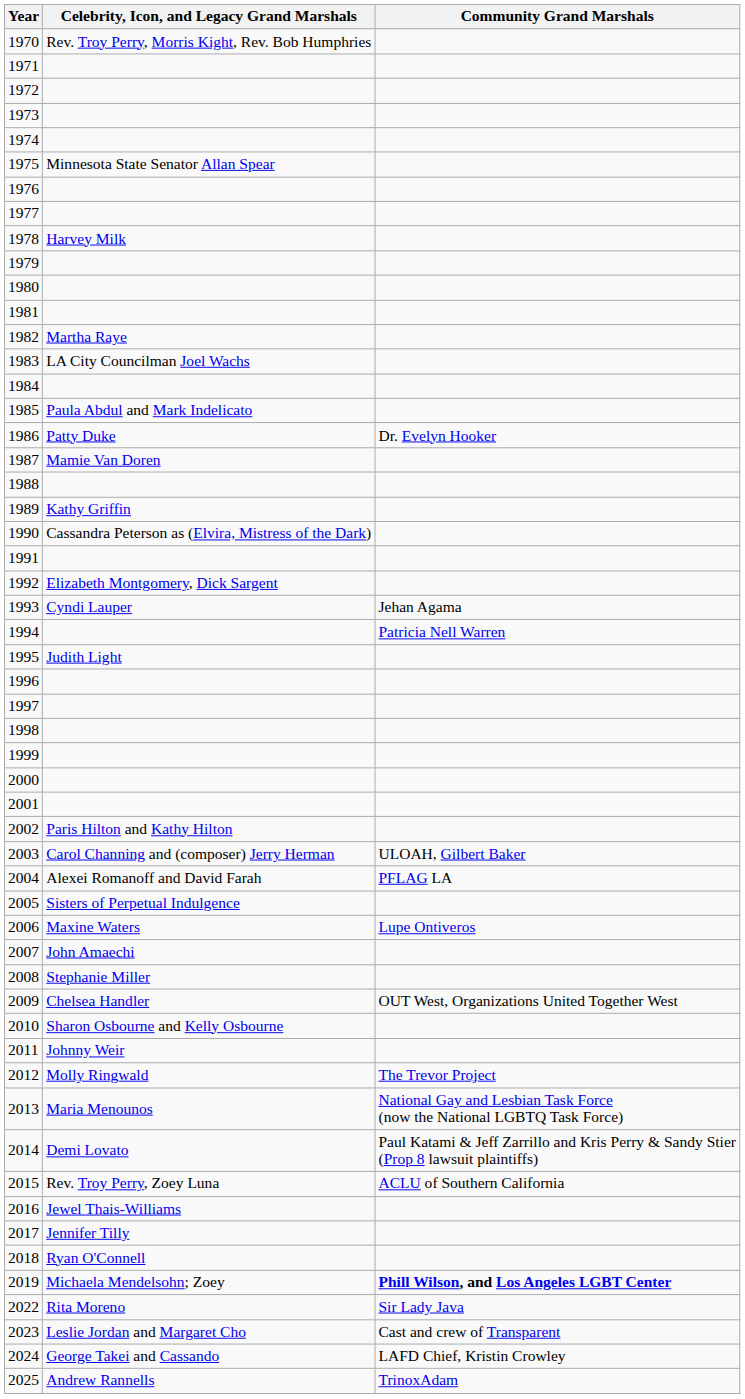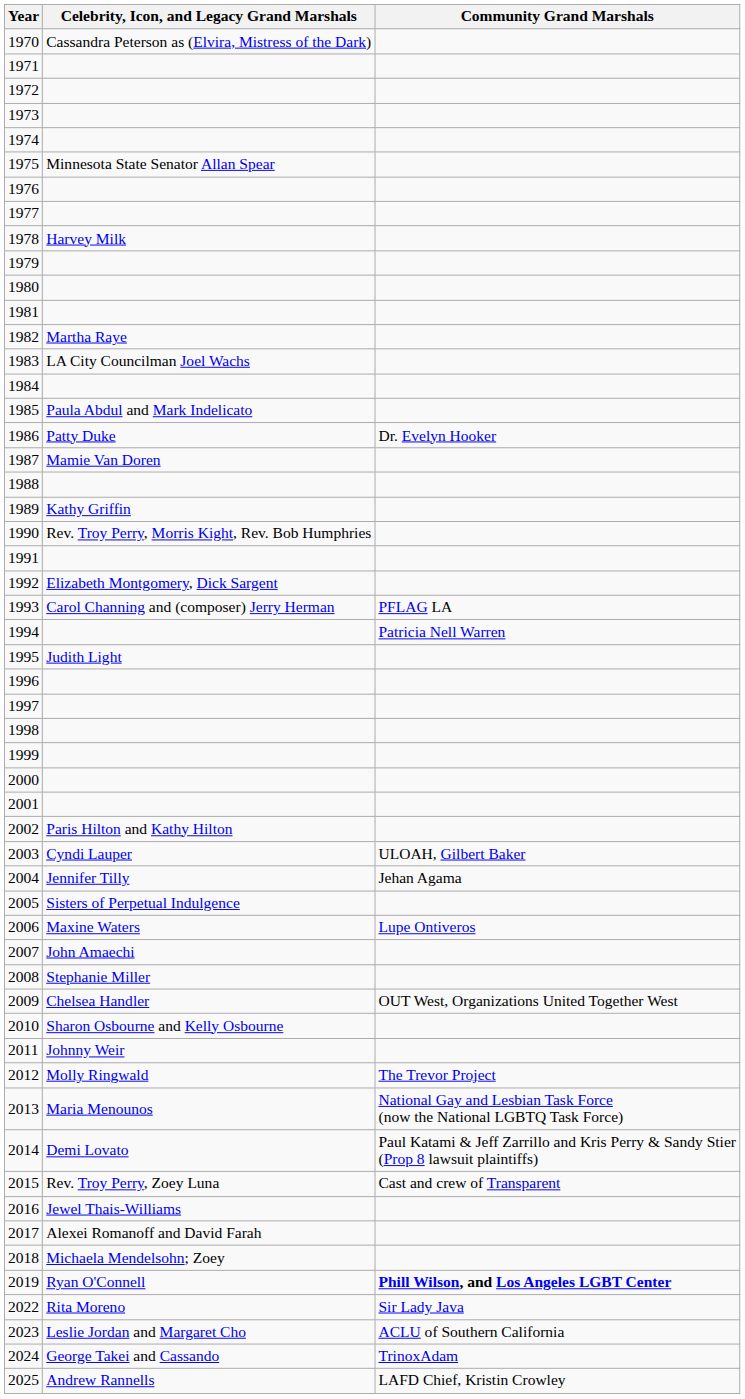(209, 41) Rev. Troy Perry, Morris Kight, Rev. Bob Humphries -> (209, 41) Cassandra Peterson as (Elvira, Mistress of the Dark)
(209, 533) Cassandra Peterson as (Elvira, Mistress of the Dark) -> (209, 533) Rev. Troy Perry, Morris Kight, Rev. Bob Humphries
(89, 607) Cyndi Lauper -> (190, 607) Carol Channing and (composer) Jerry Herman
(420, 607) Jehan Agama -> (415, 607) PFLAG LA
(190, 853) Carol Channing and (composer) Jerry Herman -> (89, 853) Cyndi Lauper
(154, 878) Alexei Romanoff and David Farah -> (88, 878) Jennifer Tilly
(415, 878) PFLAG LA -> (420, 878) Jehan Agama
(471, 1183) ACLU of Southern California -> (469, 1183) Cast and crew of Transparent
(88, 1233) Jennifer Tilly -> (154, 1233) Alexei Romanoff and David Farah
(96, 1257) Ryan O'Connell -> (135, 1257) Michaela Mendelsohn; Zoey
(135, 1282) Michaela Mendelsohn; Zoey -> (96, 1282) Ryan O'Connell
(469, 1331) Cast and crew of Transparent -> (471, 1331) ACLU of Southern California
(472, 1356) LAFD Chief, Kristin Crowley -> (418, 1356) TrinoxAdam
(418, 1380) TrinoxAdam -> (472, 1380) LAFD Chief, Kristin Crowley
